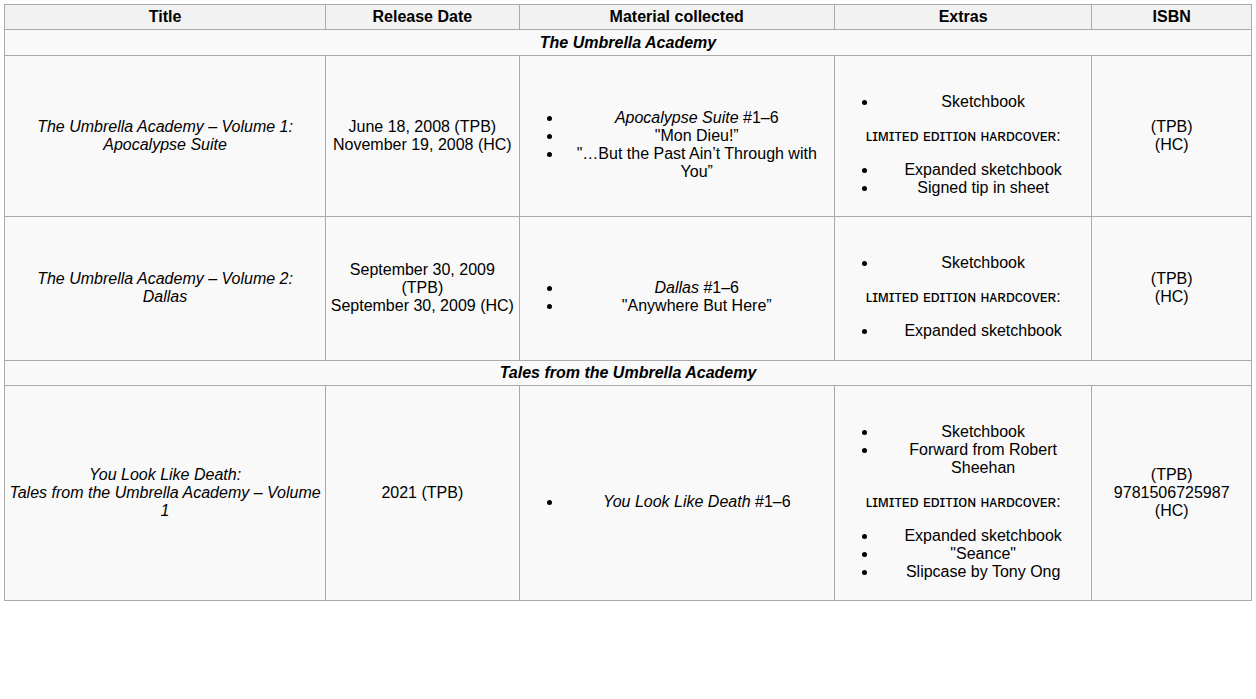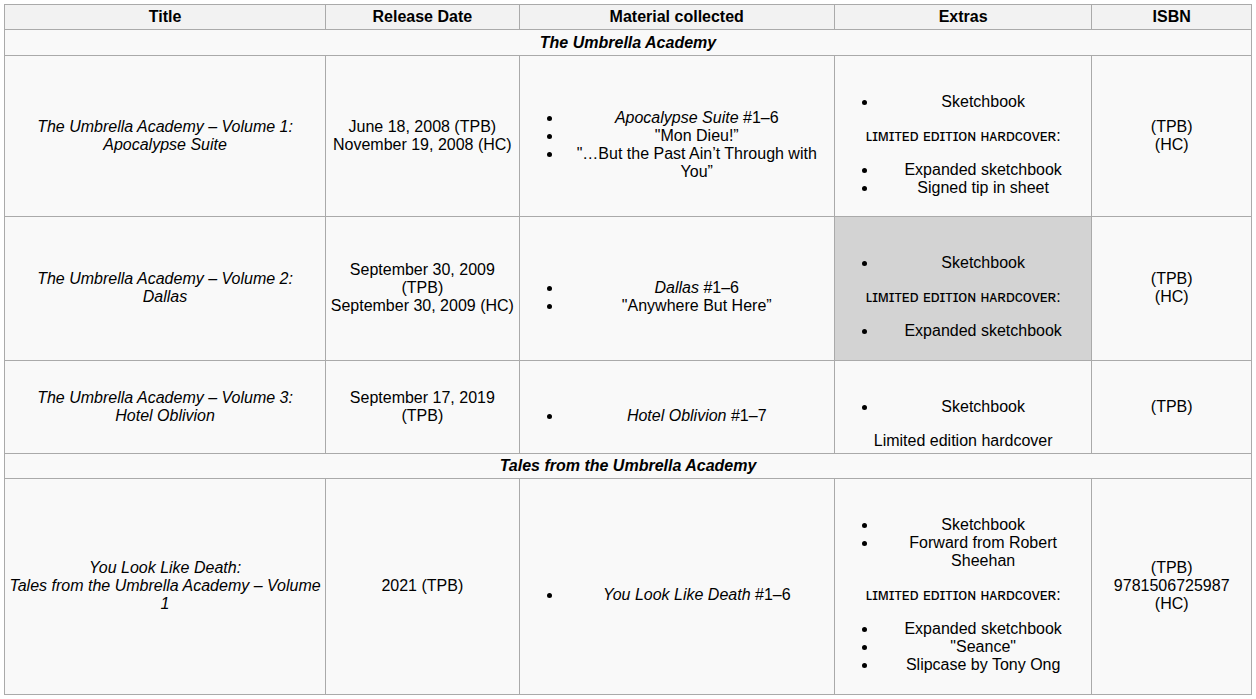(963, 297) no background -> (963, 297) lightgrey background
+ row: (165, 406)
